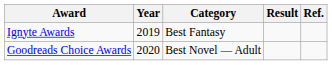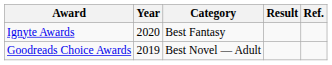(148, 32) 2019 -> (148, 32) 2020
(148, 50) 2020 -> (148, 50) 2019
